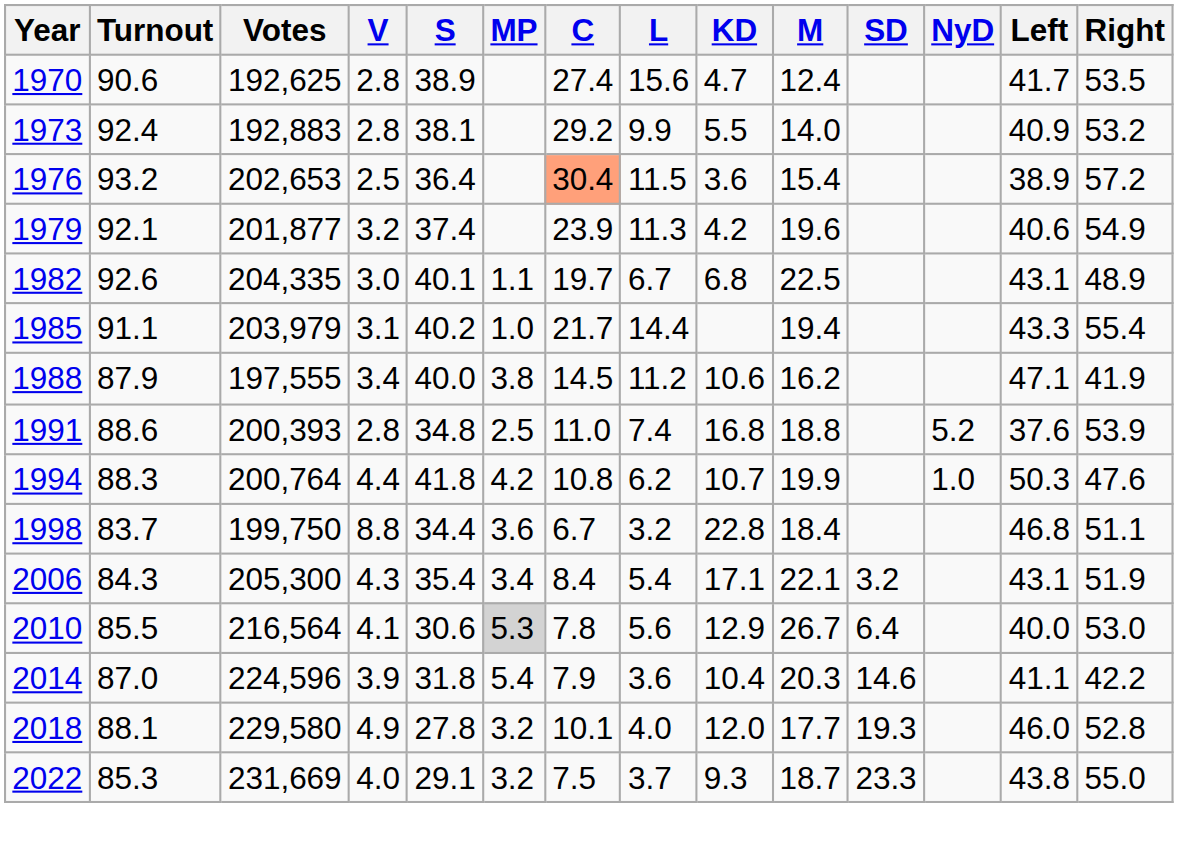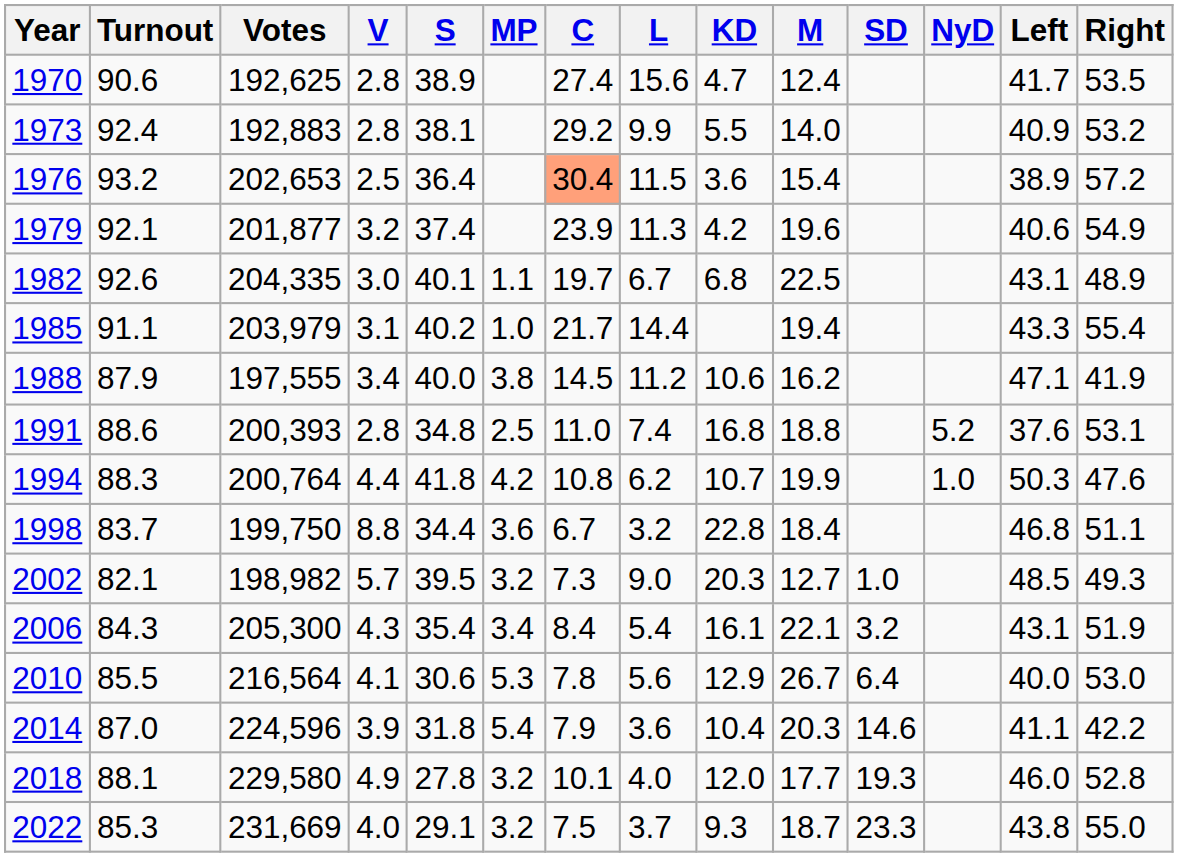(1115, 429) 53.9 -> (1115, 429) 53.1
+ row: (47, 578)
(734, 578) 17.1 -> (734, 628) 16.1
(512, 628) lightgrey background -> (512, 678) no background
